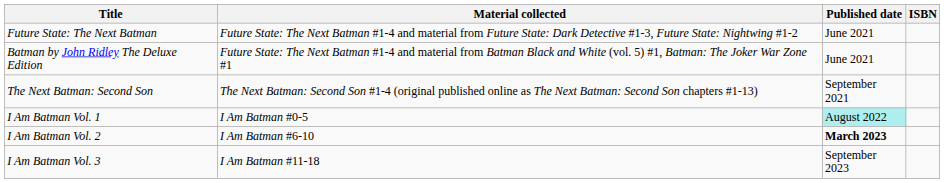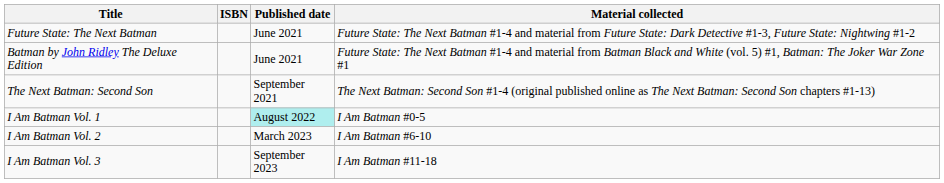columns swapped: (520, 14) <-> (923, 14)
(856, 136) bold -> (283, 136) normal
